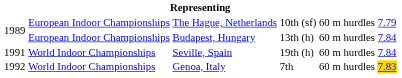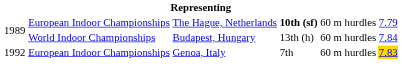(298, 22) normal -> (299, 22) bold
(99, 37) European Indoor Championships -> (92, 37) World Indoor Championships
- row: (202, 52)
(92, 67) World Indoor Championships -> (99, 52) European Indoor Championships
